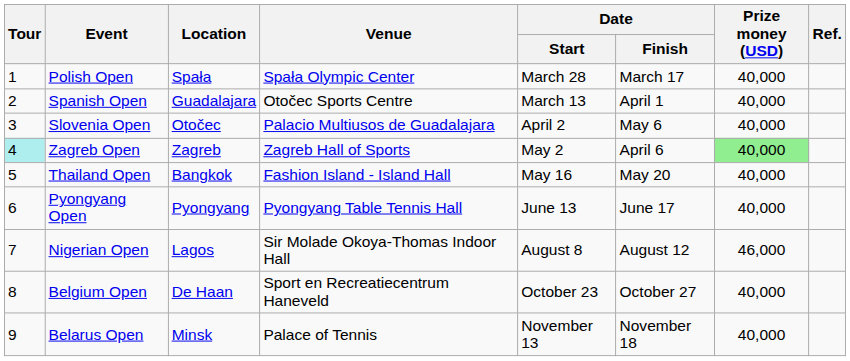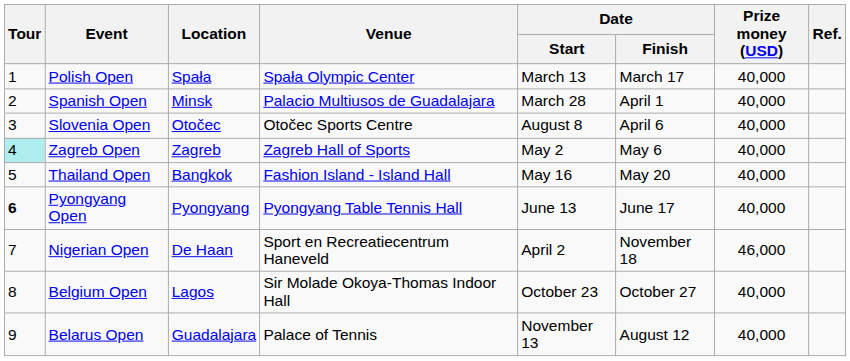(554, 76) March 28 -> (554, 76) March 13
(214, 100) Guadalajara -> (192, 100) Minsk
(338, 100) Otočec Sports Centre -> (379, 100) Palacio Multiusos de Guadalajara
(554, 100) March 13 -> (554, 100) March 28
(379, 125) Palacio Multiusos de Guadalajara -> (338, 125) Otočec Sports Centre
(543, 125) April 2 -> (552, 125) August 8
(641, 125) May 6 -> (642, 125) April 6
(642, 150) April 6 -> (641, 150) May 6
(762, 150) lightgreen background -> (762, 150) no background
(12, 208) normal -> (12, 208) bold
(193, 250) Lagos -> (202, 250) De Haan
(380, 250) Sir Molade Okoya-Thomas Indoor Hall -> (356, 250) Sport en Recreatiecentrum Haneveld
(552, 250) August 8 -> (543, 250) April 2
(654, 250) August 12 -> (655, 250) November 18
(202, 292) De Haan -> (193, 292) Lagos
(356, 292) Sport en Recreatiecentrum Haneveld -> (380, 292) Sir Molade Okoya-Thomas Indoor Hall
(192, 334) Minsk -> (214, 334) Guadalajara
(655, 334) November 18 -> (654, 334) August 12
